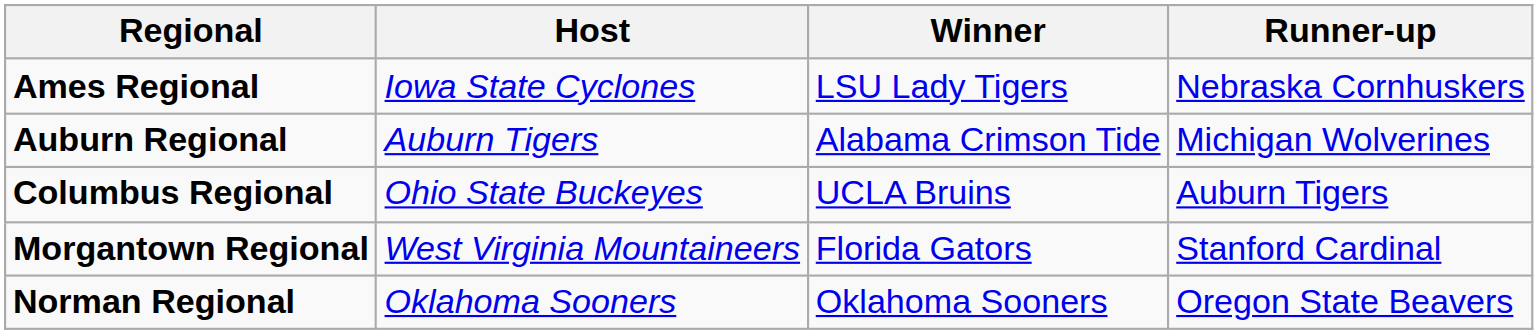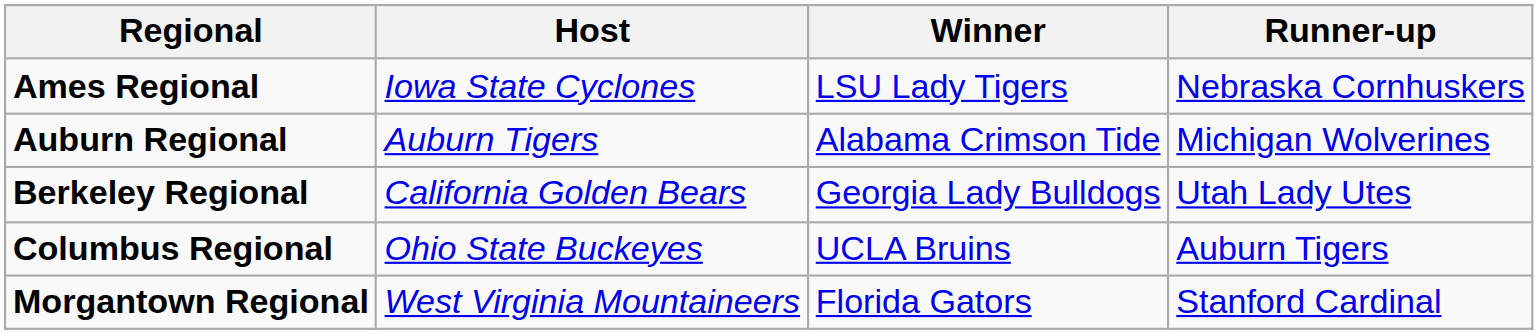+ row: (161, 193)
- row: (154, 301)
